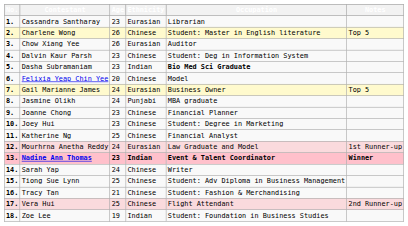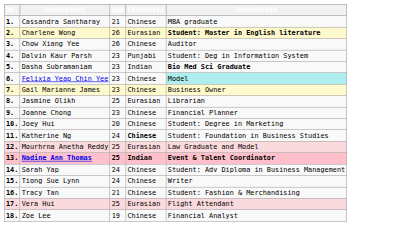- column: (375, 10)
(116, 21) 23 -> (116, 21) 21
(144, 21) Eurasian -> (142, 21) Chinese
(186, 21) Librarian -> (193, 21) MBA graduate
(142, 33) Chinese -> (144, 33) Eurasian
(244, 33) normal -> (244, 33) bold
(144, 44) Eurasian -> (142, 44) Chinese
(142, 56) Chinese -> (142, 56) Punjabi
(116, 79) 20 -> (116, 79) 23
(178, 79) no background -> (178, 79) paleturquoise background
(116, 90) 24 -> (116, 90) 23
(144, 90) Eurasian -> (142, 90) Chinese
(116, 101) 24 -> (116, 101) 25
(142, 101) Punjabi -> (144, 101) Eurasian
(193, 101) MBA graduate -> (186, 101) Librarian
(116, 124) 23 -> (116, 124) 20
(116, 136) 25 -> (116, 136) 24
(142, 136) normal -> (142, 136) bold
(203, 136) Financial Analyst -> (248, 136) Student: Foundation in Business Studies
(116, 147) 24 -> (116, 147) 25
(116, 158) 23 -> (116, 158) 25
(180, 170) Writer -> (256, 170) Student: Adv Diploma in Business Management
(116, 181) 25 -> (116, 181) 24
(256, 181) Student: Adv Diploma in Business Management -> (180, 181) Writer
(142, 204) Chinese -> (144, 204) Eurasian
(140, 215) Indian -> (142, 215) Chinese
(248, 215) Student: Foundation in Business Studies -> (203, 215) Financial Analyst
